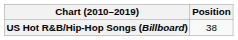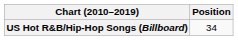(211, 27) 38 -> (211, 27) 34
